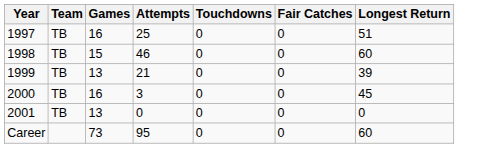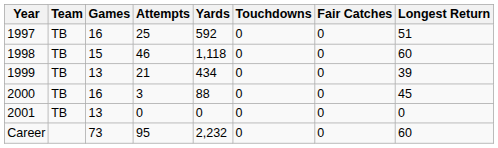+ column: (213, 14)
